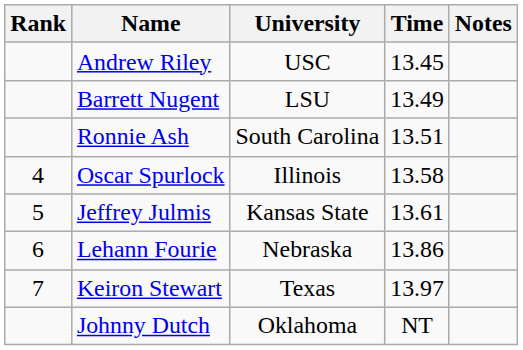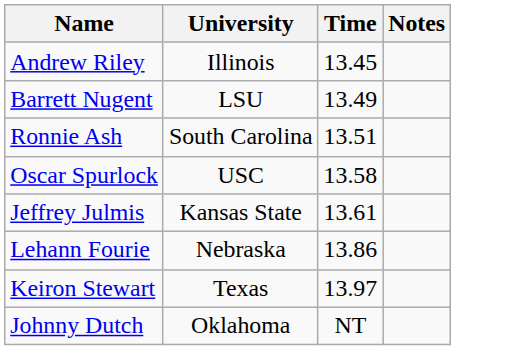- column: (38, 23)
(307, 61) USC -> (241, 61) Illinois
(307, 174) Illinois -> (241, 174) USC
